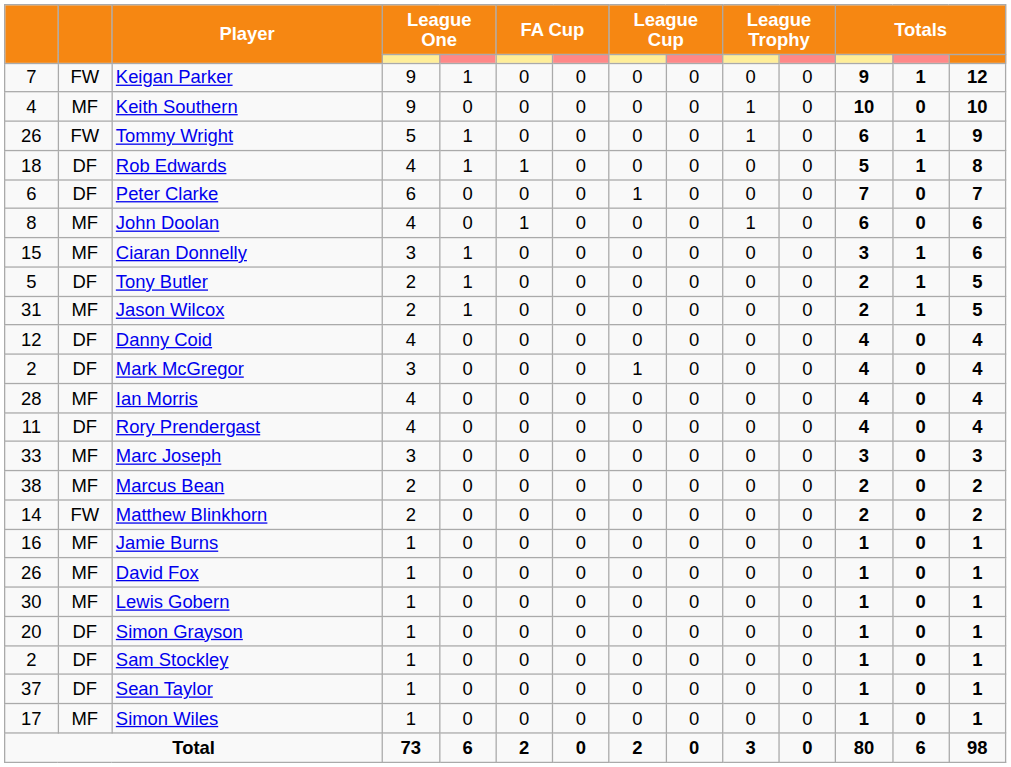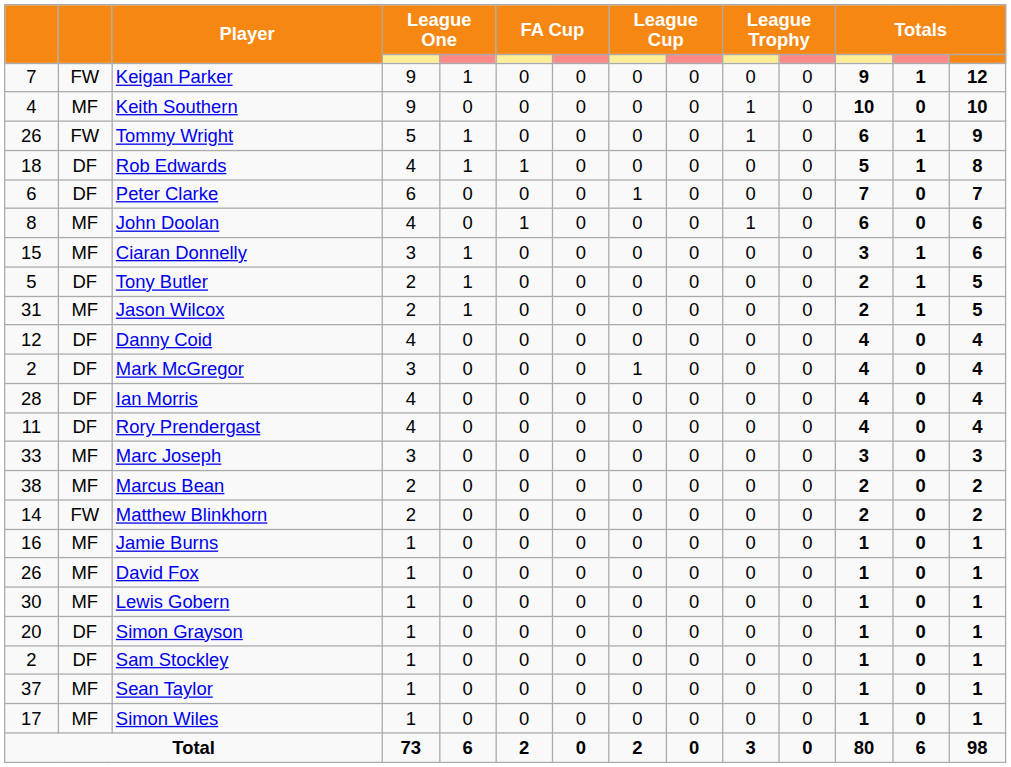(85, 398) MF -> (85, 398) DF
(85, 689) DF -> (85, 689) MF
